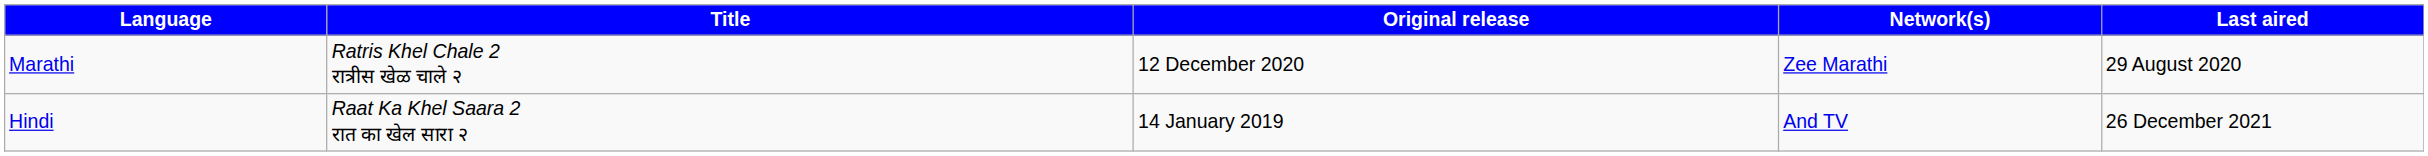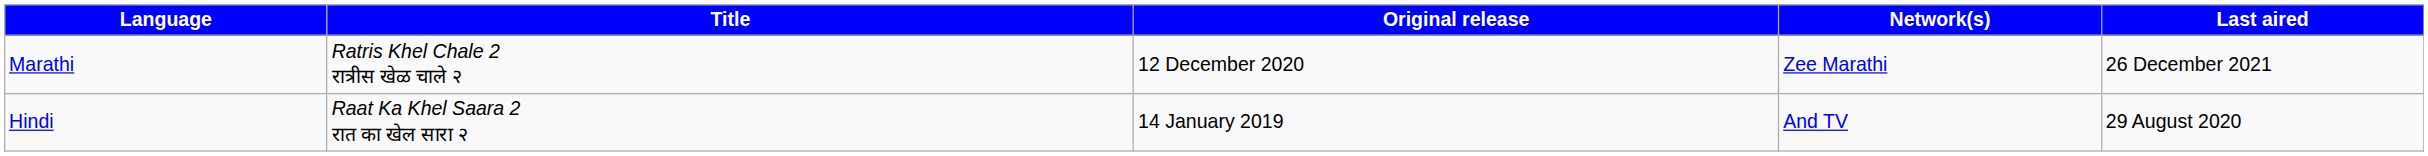(2174, 64) 29 August 2020 -> (2189, 64) 26 December 2021
(2189, 122) 26 December 2021 -> (2174, 122) 29 August 2020
